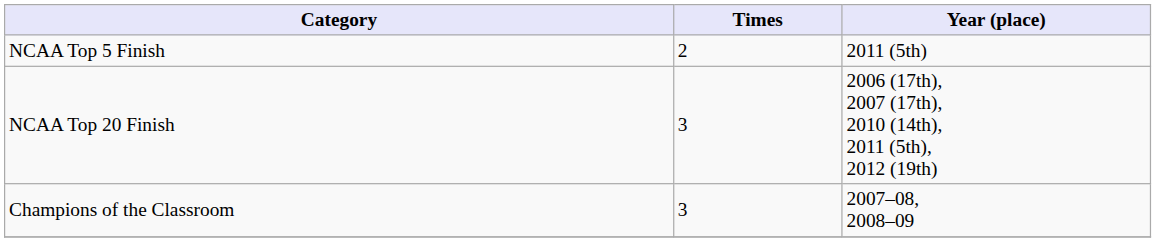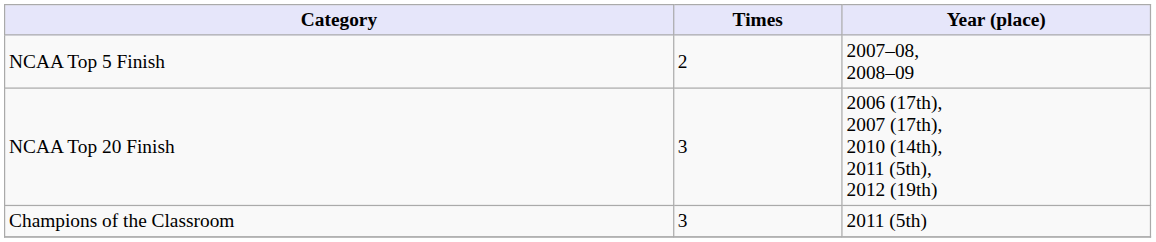(887, 50) 2011 (5th) -> (883, 61) 2007–08, 2008–09
(883, 209) 2007–08, 2008–09 -> (887, 220) 2011 (5th)
